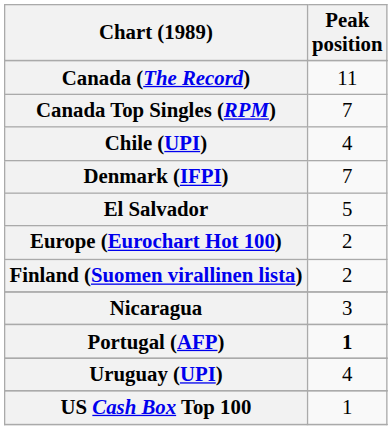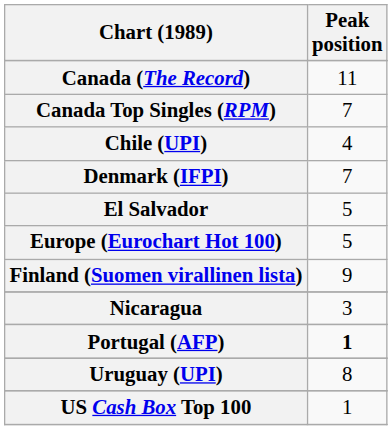(347, 242) 2 -> (347, 242) 5
(347, 275) 2 -> (347, 275) 9
(347, 374) 4 -> (347, 374) 8
